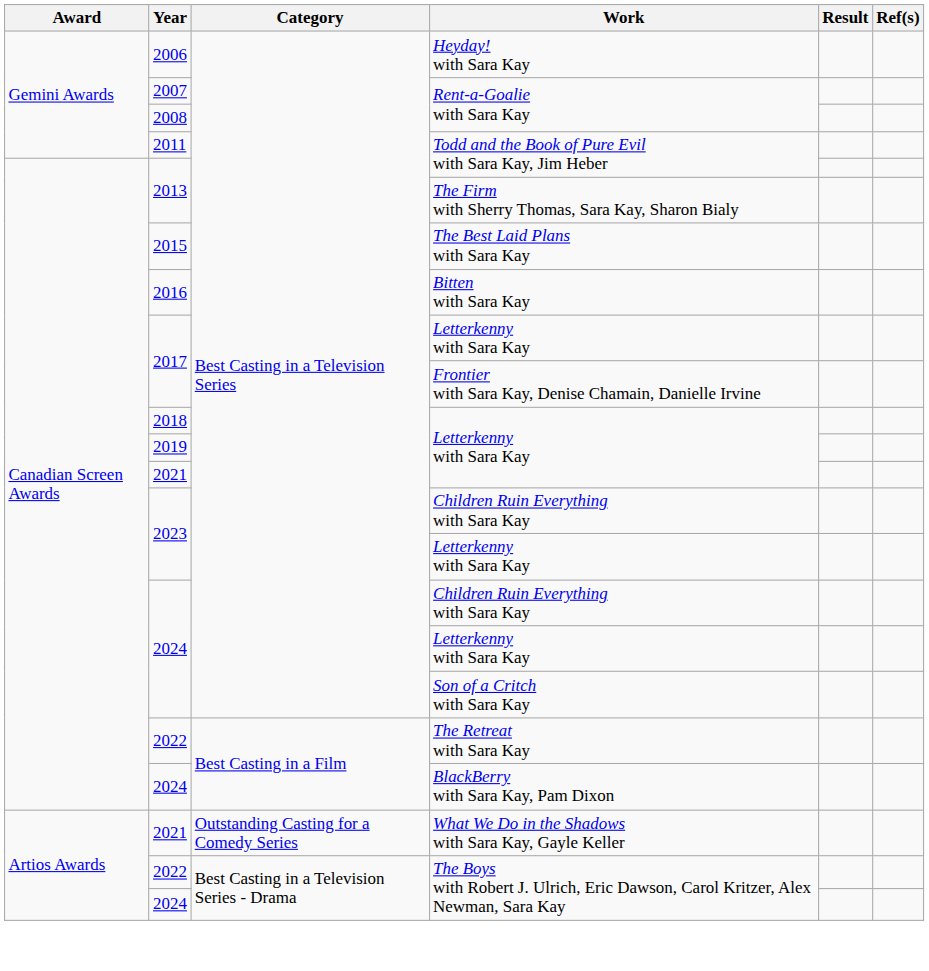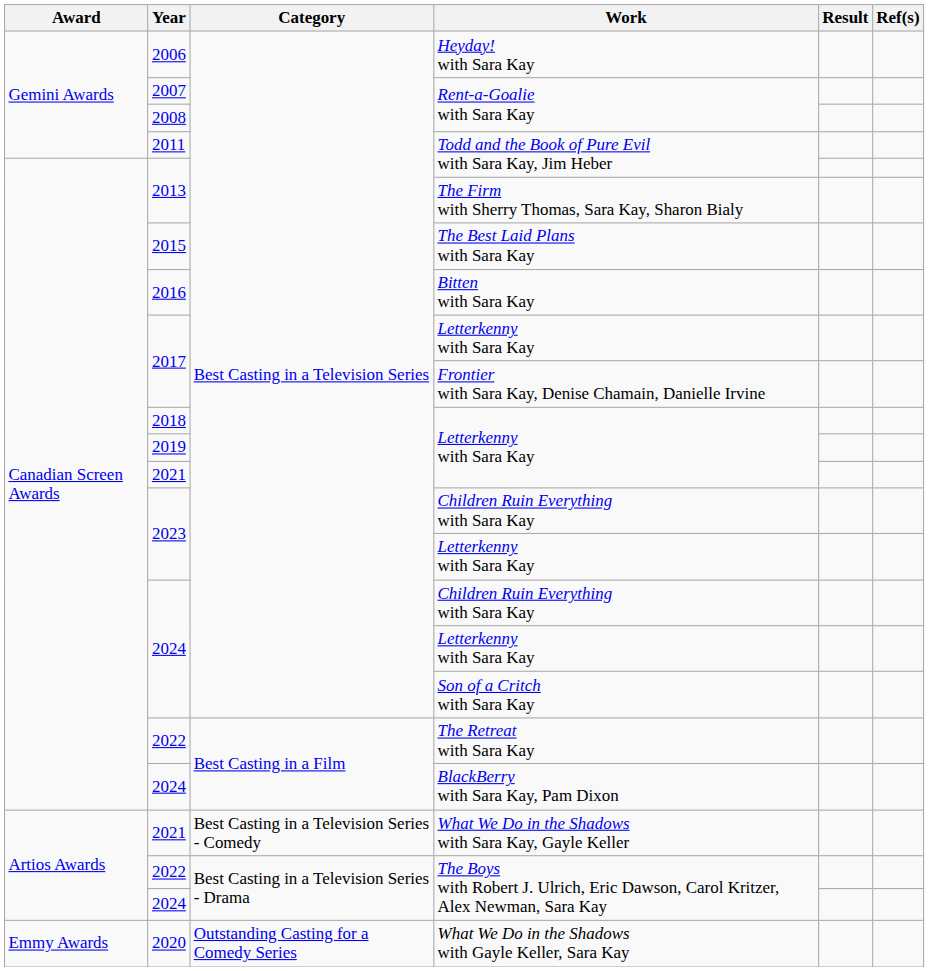(282, 832) Outstanding Casting for a Comedy Series -> (311, 832) Best Casting in a Television Series - Comedy
+ row: (169, 943)
